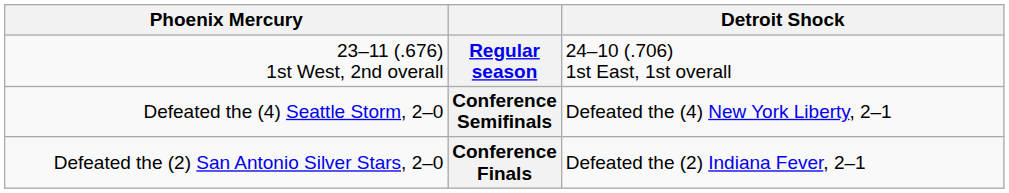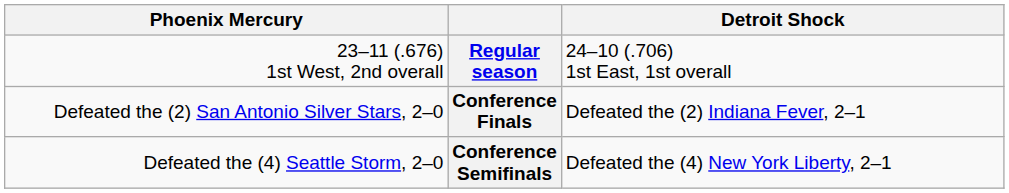rows swapped: (505, 112) <-> (505, 163)
